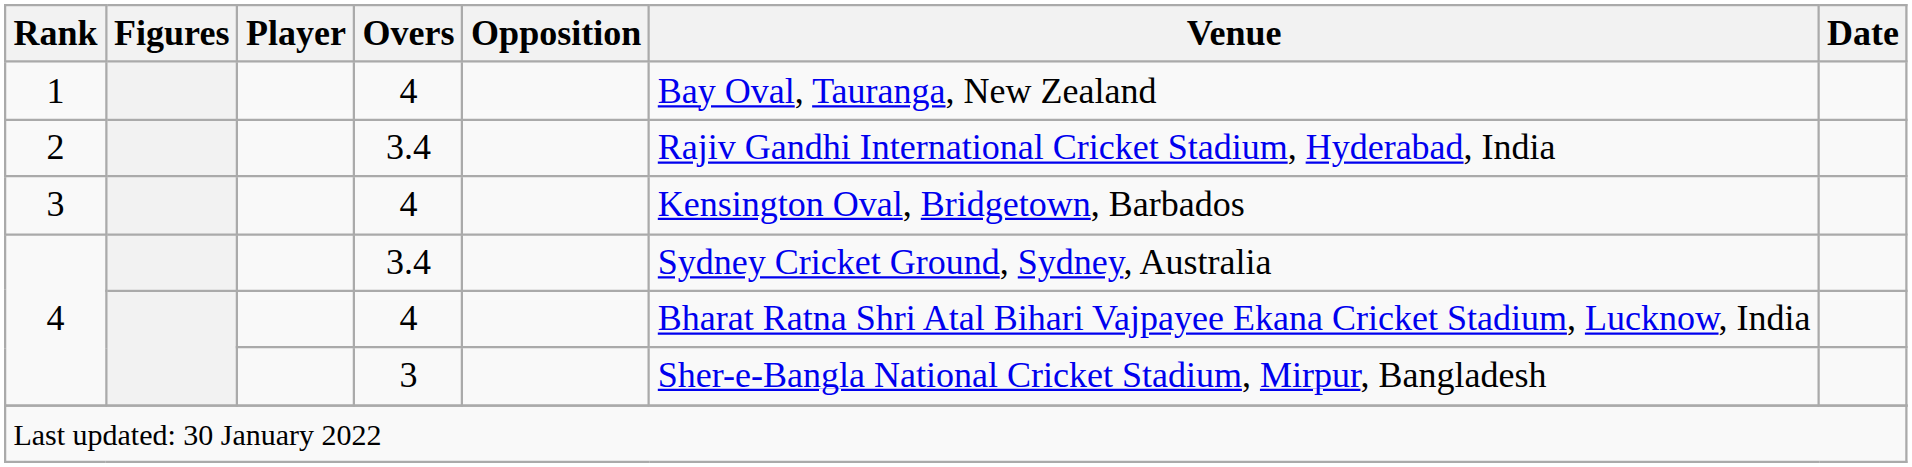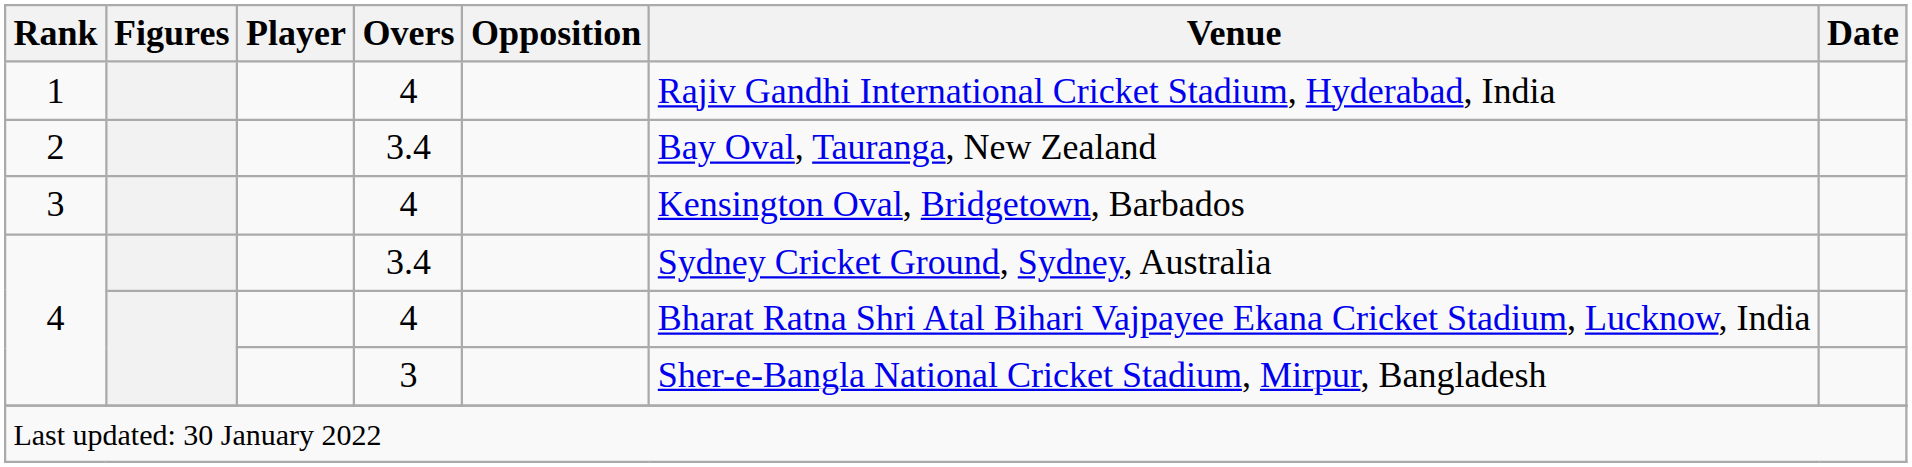(907, 90) Bay Oval, Tauranga, New Zealand -> (1107, 90) Rajiv Gandhi International Cricket Stadium, Hyderabad, India
(1107, 147) Rajiv Gandhi International Cricket Stadium, Hyderabad, India -> (907, 147) Bay Oval, Tauranga, New Zealand
